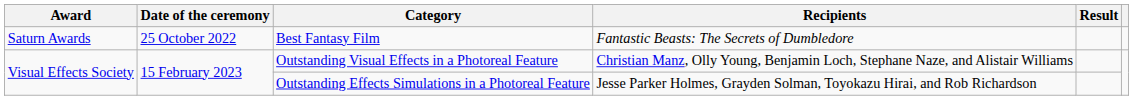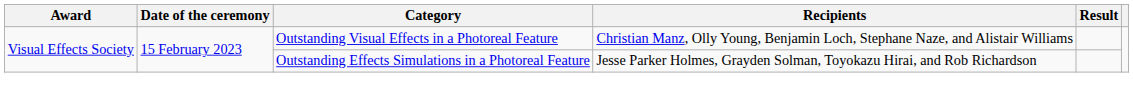- row: (328, 38)
